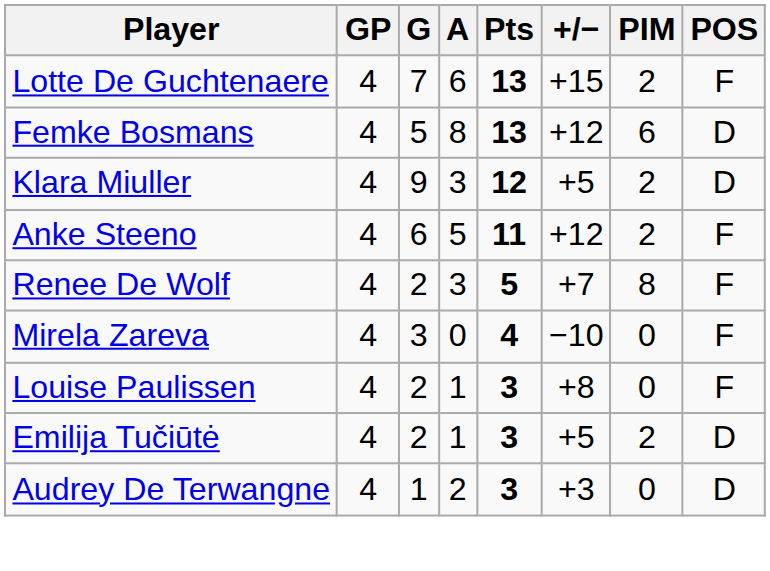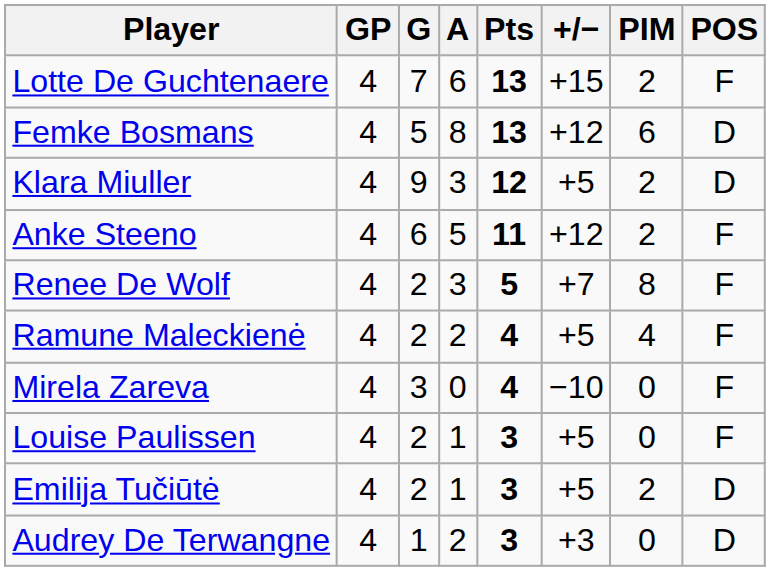+ row: (159, 336)
(576, 387) +8 -> (576, 438) +5
